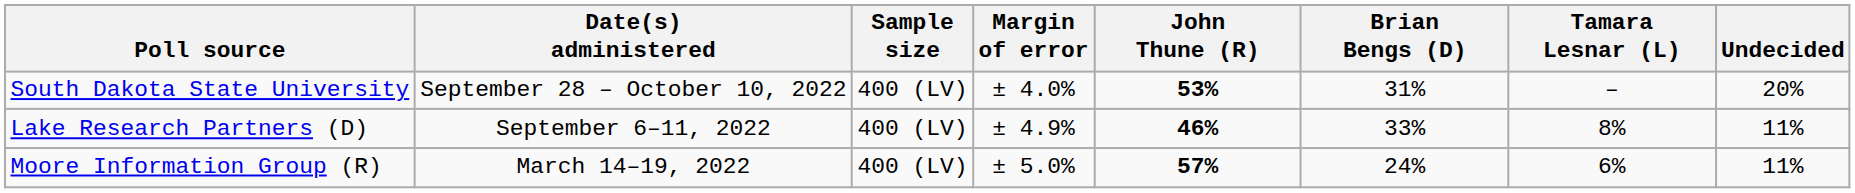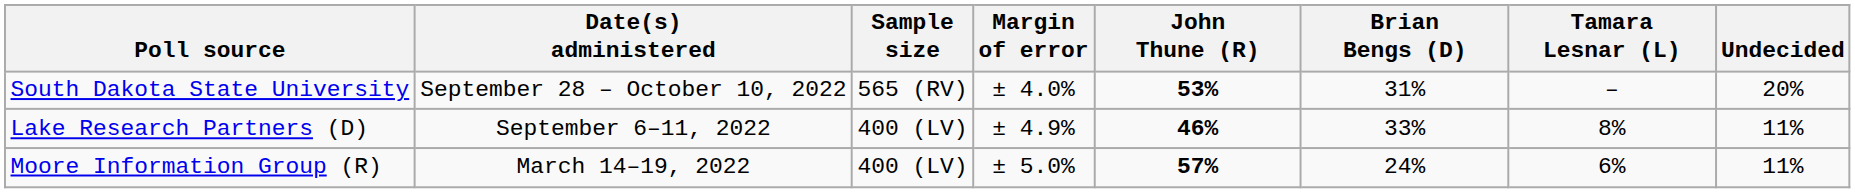(913, 90) 400 (LV) -> (913, 90) 565 (RV)
